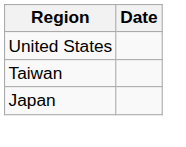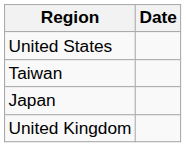+ row: (70, 127)
